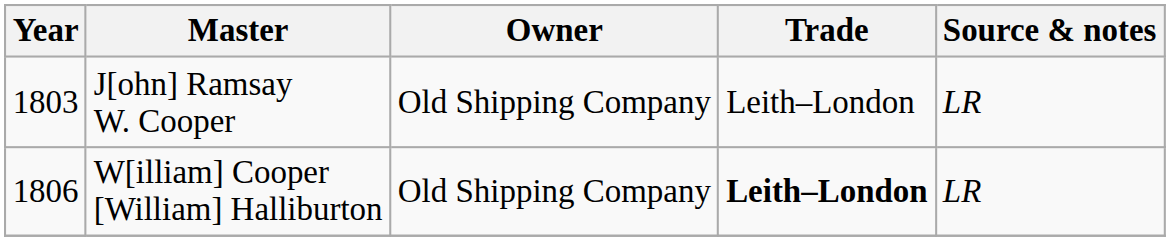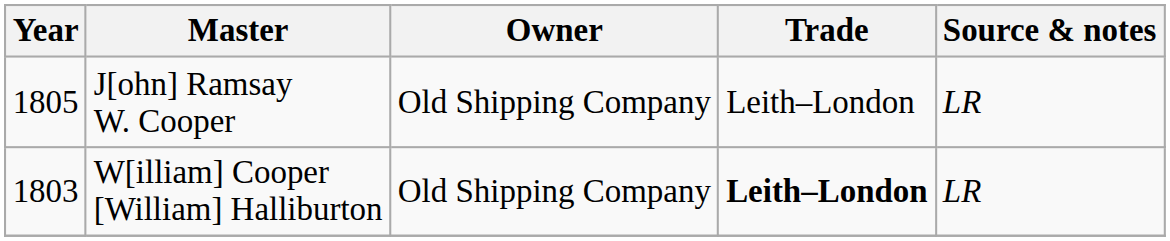(46, 101) 1803 -> (46, 101) 1805
(46, 190) 1806 -> (46, 190) 1803
